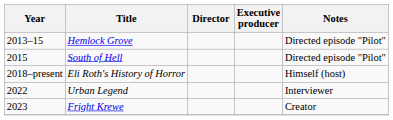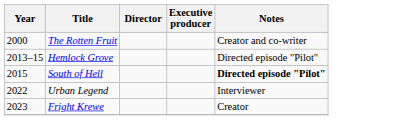+ row: (83, 40)
(335, 57) normal -> (271, 73) bold
- row: (126, 73)
